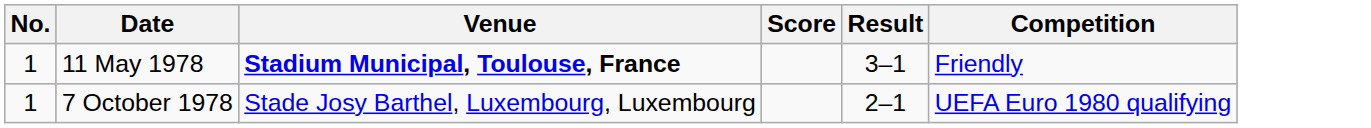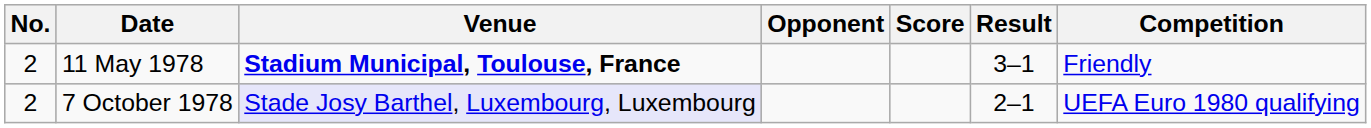+ column: (826, 24)
(30, 63) 1 -> (30, 63) 2
(30, 102) 1 -> (30, 102) 2
(500, 102) no background -> (500, 102) lavender background
